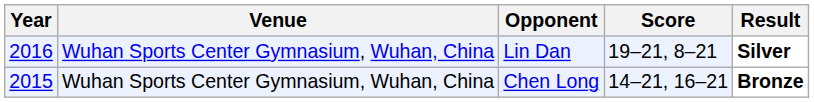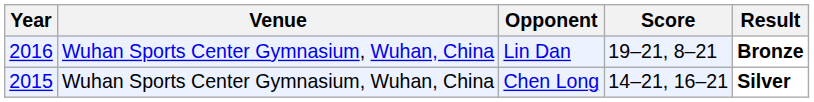(764, 51) Silver -> (770, 51) Bronze
(770, 82) Bronze -> (764, 82) Silver
